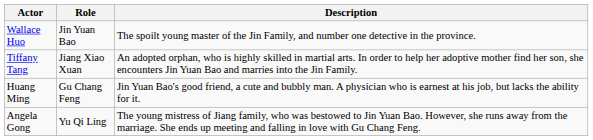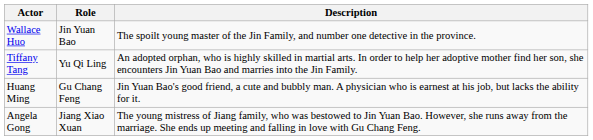(82, 64) Jiang Xiao Xuan -> (83, 64) Yu Qi Ling
(83, 121) Yu Qi Ling -> (82, 121) Jiang Xiao Xuan
